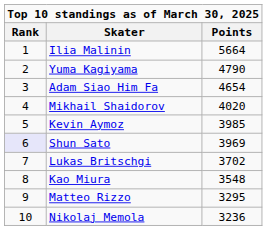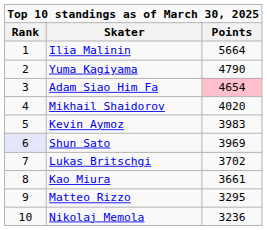(232, 87) no background -> (232, 87) pink background
(232, 124) 3985 -> (232, 124) 3983
(232, 180) 3548 -> (232, 180) 3661
